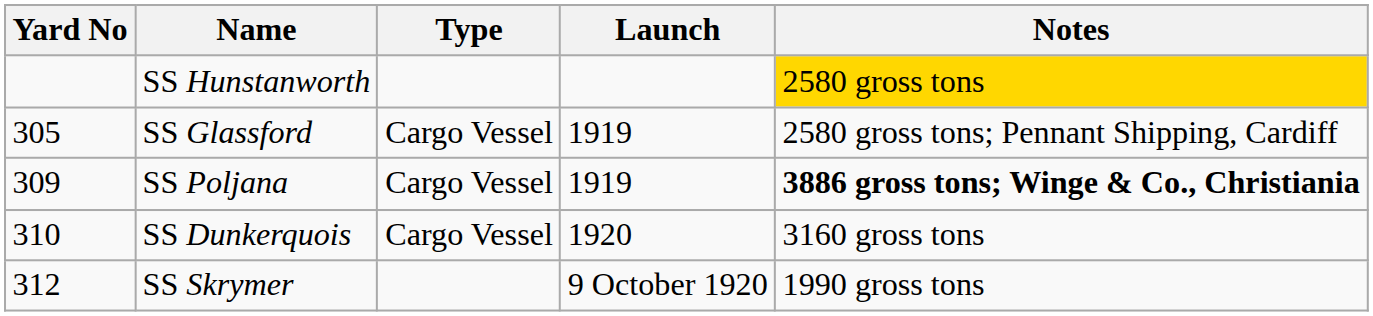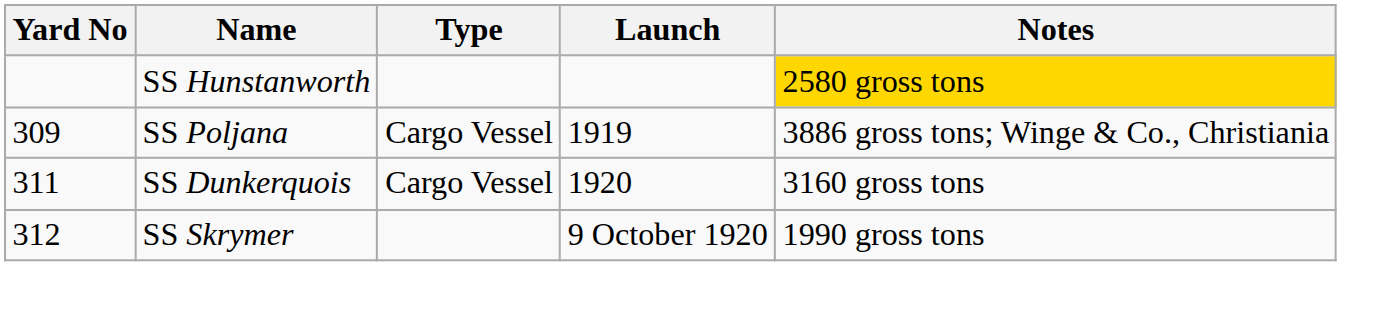- row: (227, 132)
(1071, 183) bold -> (1056, 132) normal
(37, 234) 310 -> (36, 183) 311
